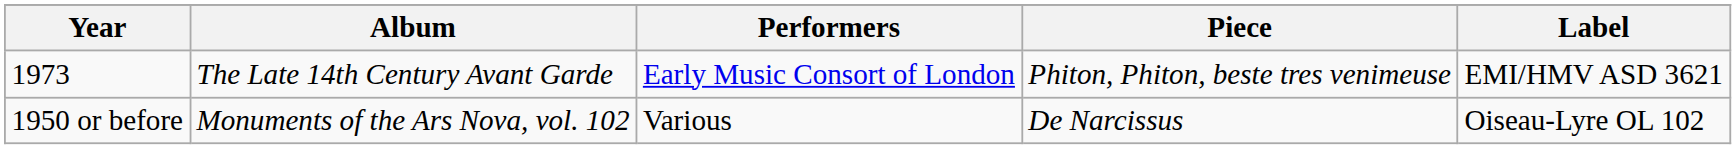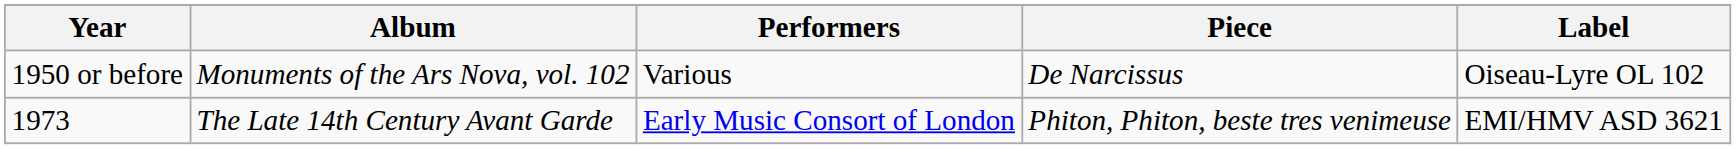rows swapped: (97, 119) <-> (41, 73)
